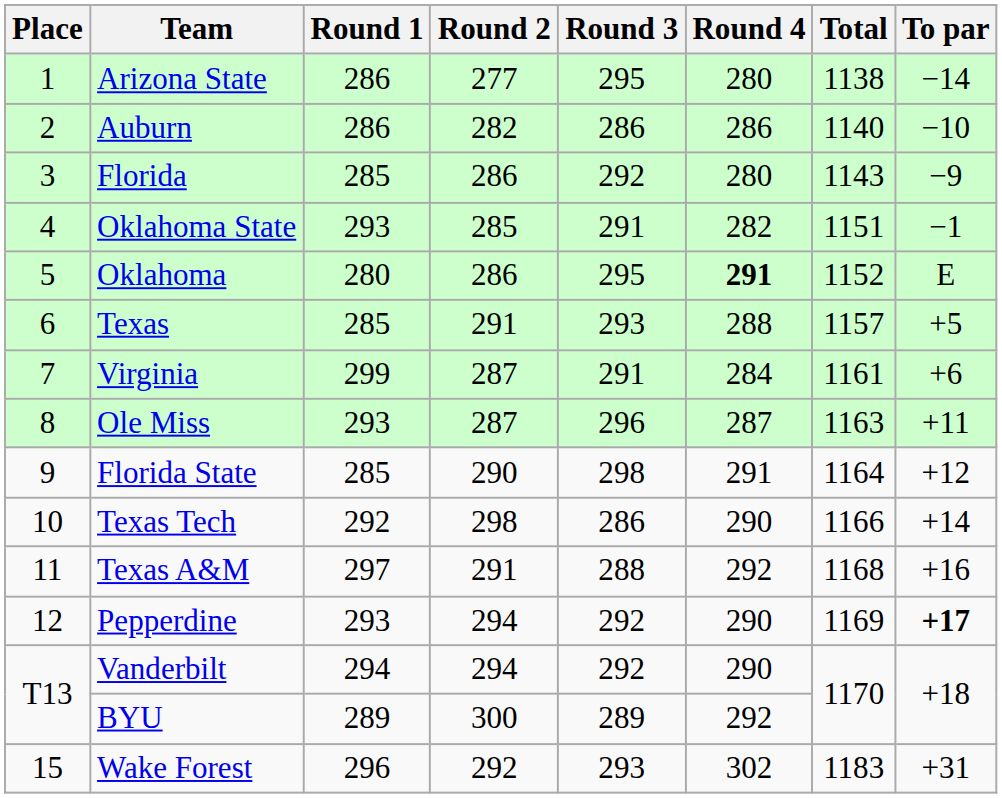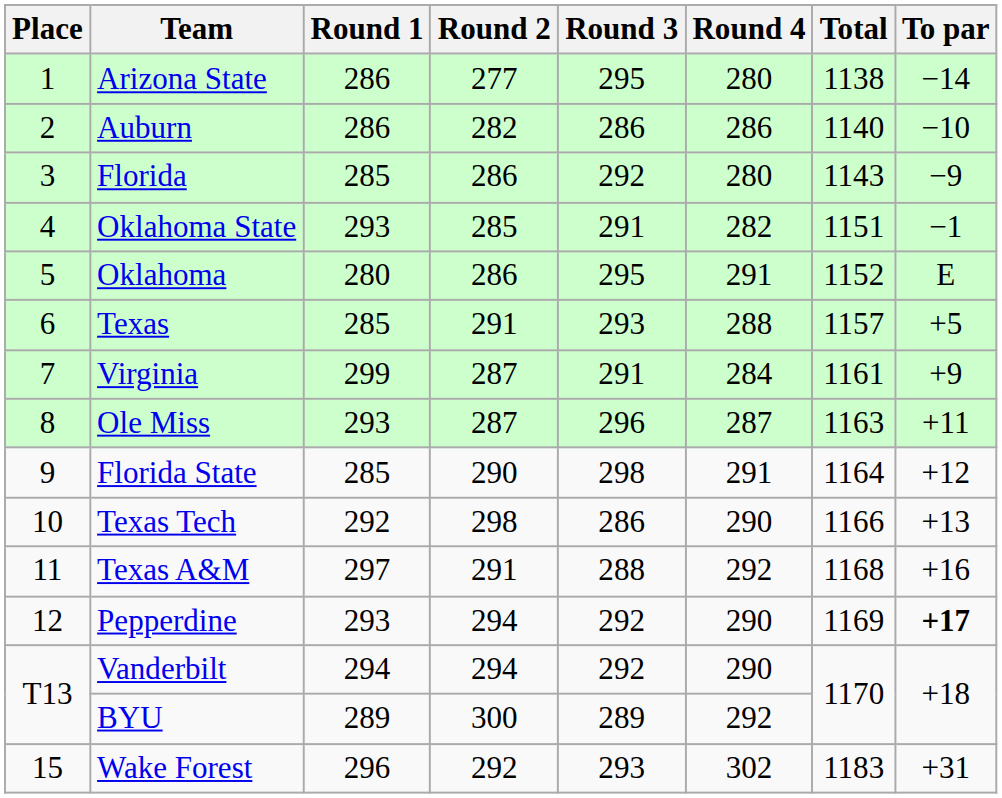(749, 275) bold -> (749, 275) normal
(946, 373) +6 -> (946, 373) +9
(946, 521) +14 -> (946, 521) +13
